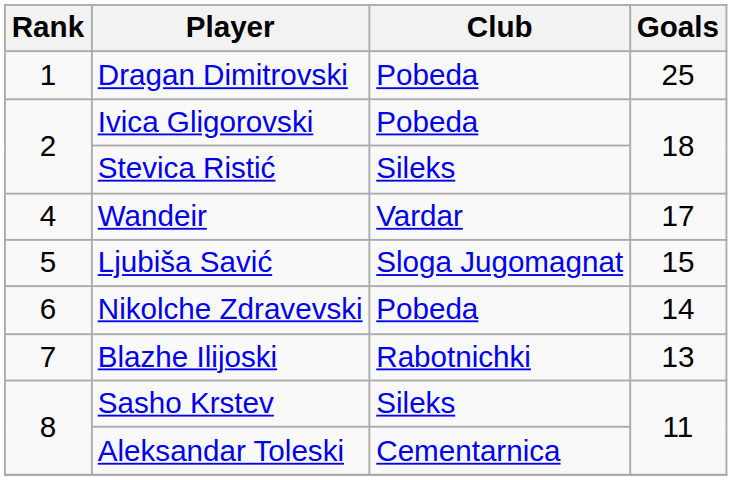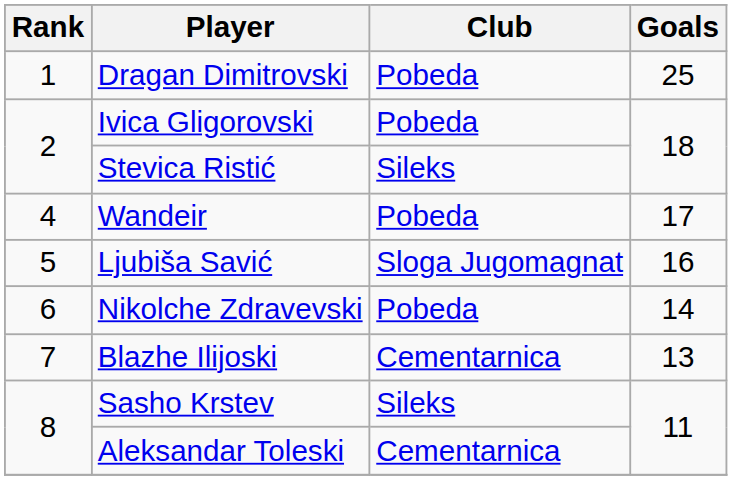(420, 215) Vardar -> (427, 215) Pobeda
(678, 262) 15 -> (678, 262) 16
(454, 356) Rabotnichki -> (468, 356) Cementarnica
